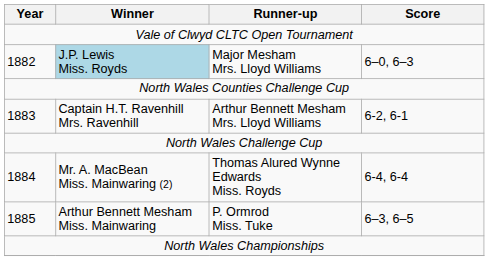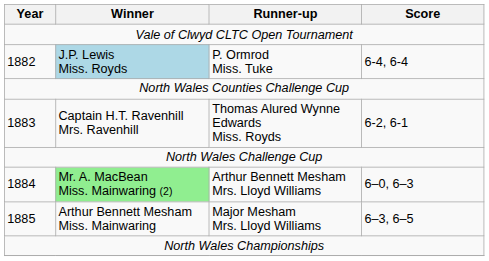(267, 61) Major Mesham Mrs. Lloyd Williams -> (242, 61) P. Ormrod Miss. Tuke
(389, 61) 6–0, 6–3 -> (386, 61) 6-4, 6-4
(279, 116) Arthur Bennett Mesham Mrs. Lloyd Williams -> (276, 123) Thomas Alured Wynne Edwards Miss. Royds
(115, 177) no background -> (115, 184) lightgreen background
(276, 177) Thomas Alured Wynne Edwards Miss. Royds -> (279, 184) Arthur Bennett Mesham Mrs. Lloyd Williams
(386, 177) 6-4, 6-4 -> (389, 184) 6–0, 6–3
(242, 218) P. Ormrod Miss. Tuke -> (267, 218) Major Mesham Mrs. Lloyd Williams
